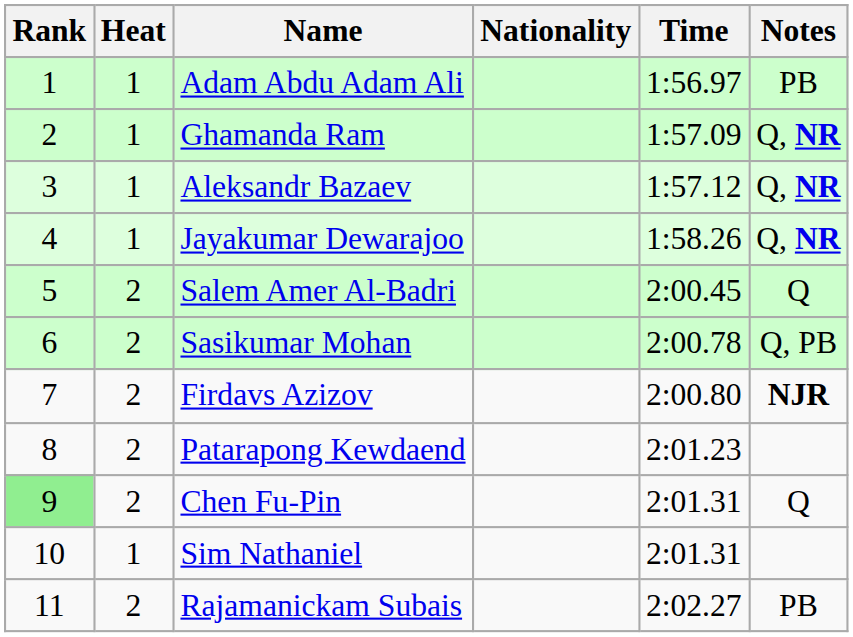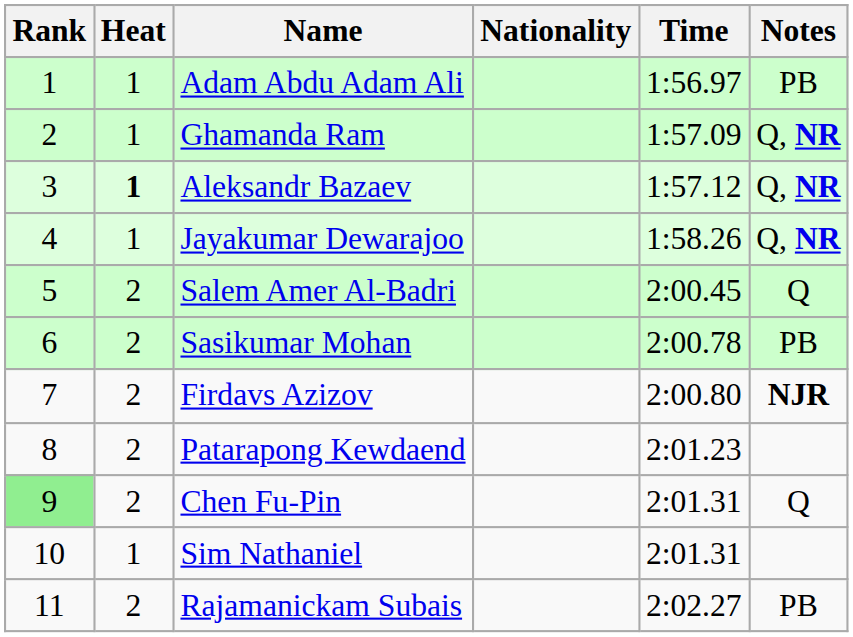(133, 187) normal -> (133, 187) bold
(798, 343) Q, PB -> (798, 343) PB
